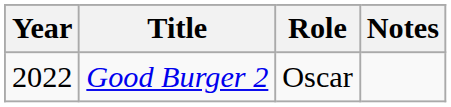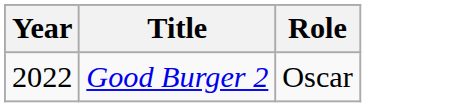- column: (403, 28)
